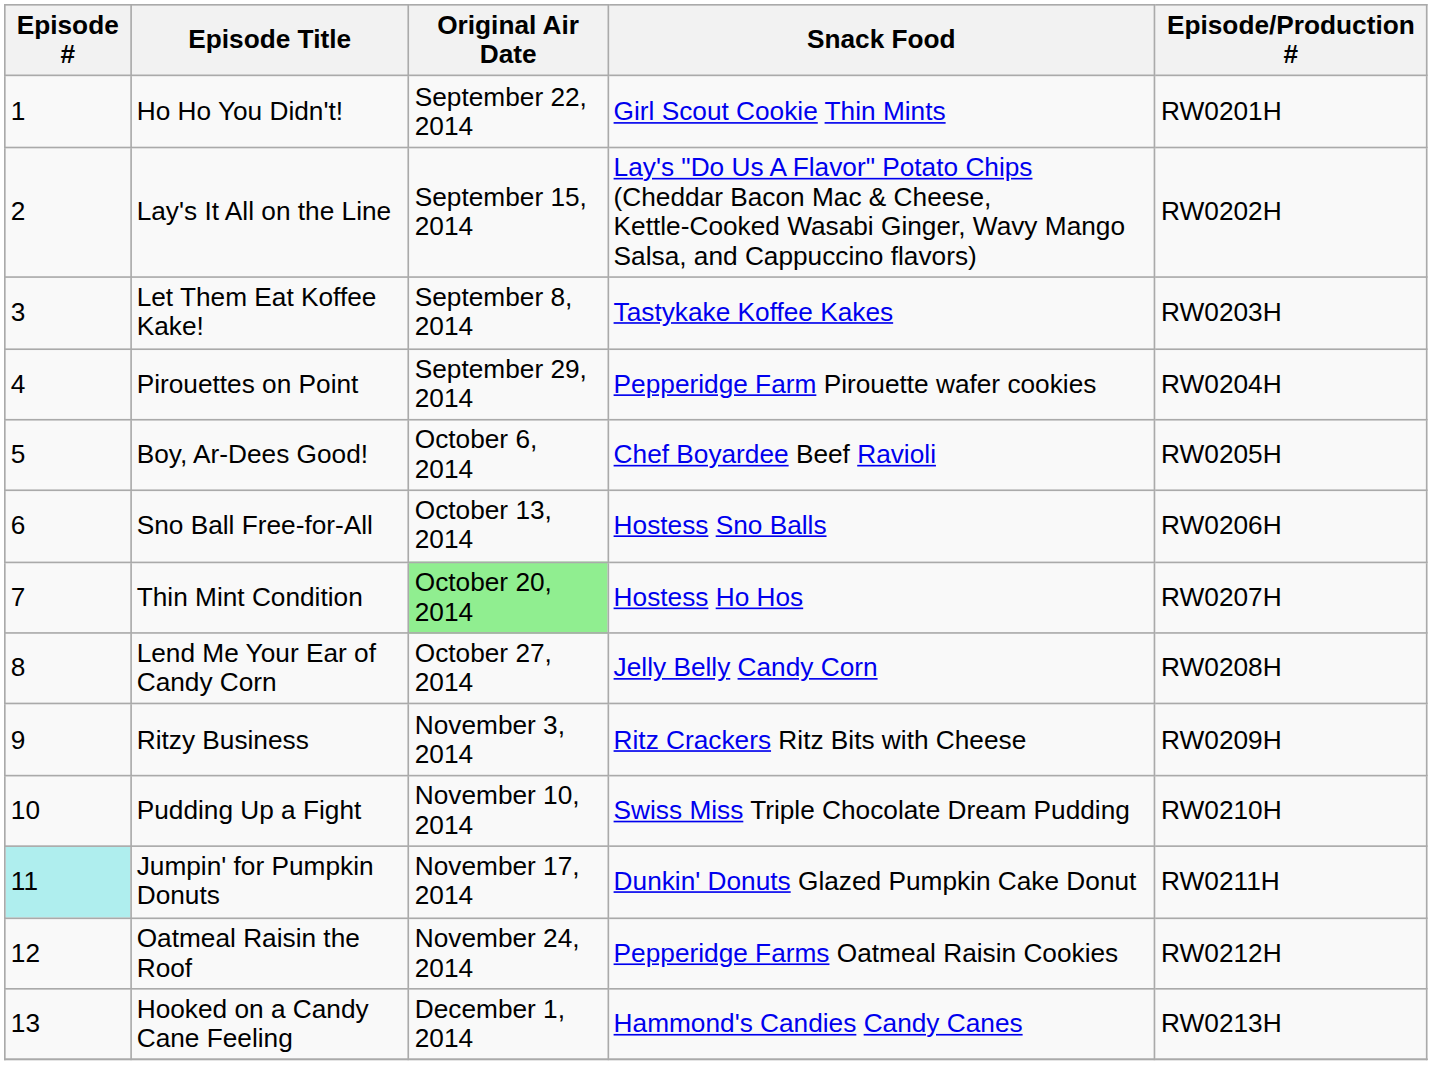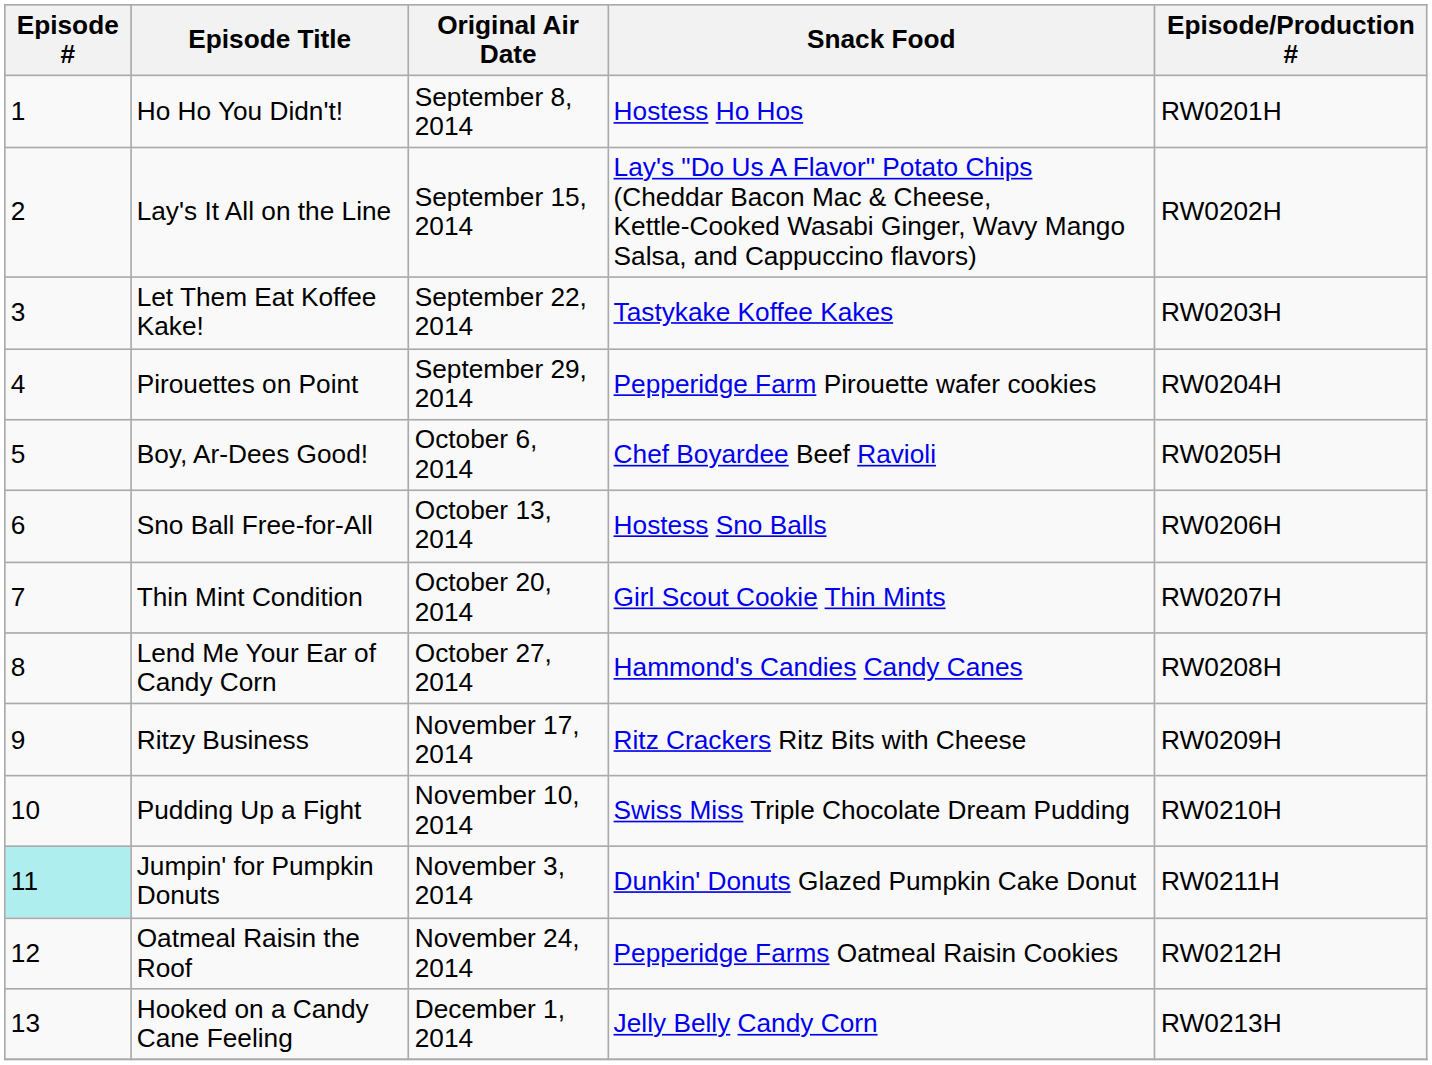(501, 111) September 22, 2014 -> (494, 111) September 8, 2014
(780, 111) Girl Scout Cookie Thin Mints -> (708, 111) Hostess Ho Hos
(494, 312) September 8, 2014 -> (501, 312) September 22, 2014
(483, 597) lightgreen background -> (483, 597) no background
(708, 597) Hostess Ho Hos -> (780, 597) Girl Scout Cookie Thin Mints
(746, 668) Jelly Belly Candy Corn -> (818, 668) Hammond's Candies Candy Canes
(490, 739) November 3, 2014 -> (497, 739) November 17, 2014
(497, 881) November 17, 2014 -> (490, 881) November 3, 2014
(818, 1023) Hammond's Candies Candy Canes -> (746, 1023) Jelly Belly Candy Corn
